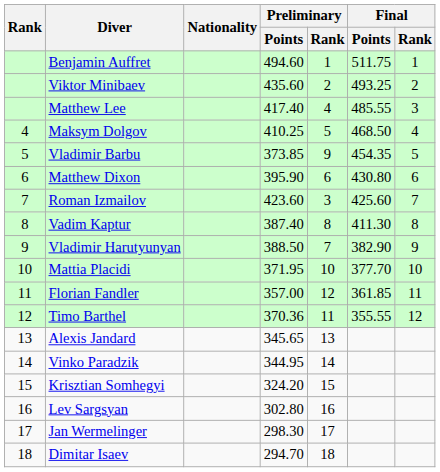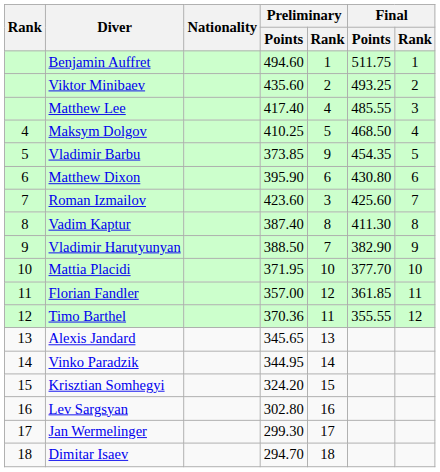(284, 431) 298.30 -> (284, 431) 299.30
